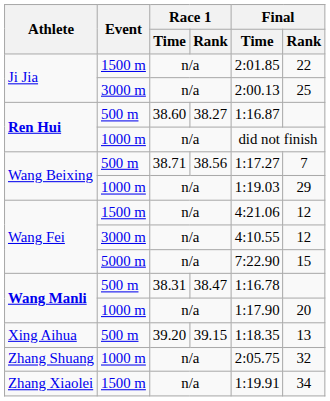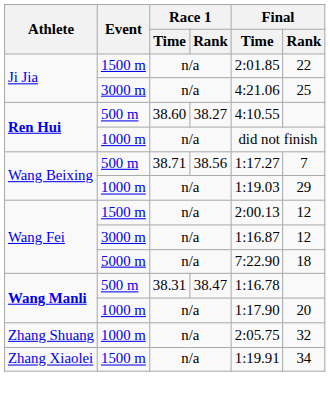(257, 90) 2:00.13 -> (257, 90) 4:21.06
(257, 114) 1:16.87 -> (257, 114) 4:10.55
(257, 212) 4:21.06 -> (257, 212) 2:00.13
(257, 237) 4:10.55 -> (257, 237) 1:16.87
(304, 261) 15 -> (304, 261) 18
- row: (42, 335)
